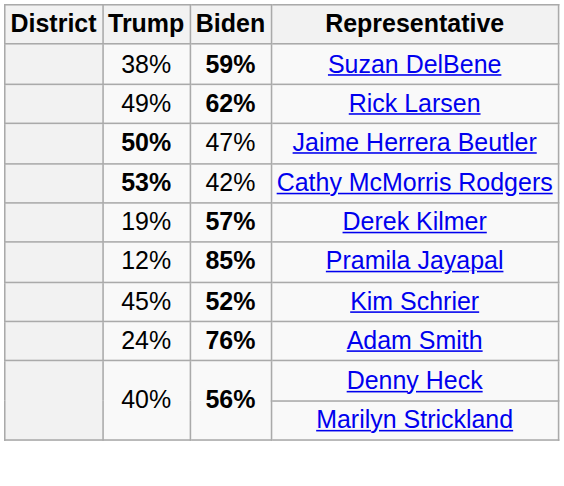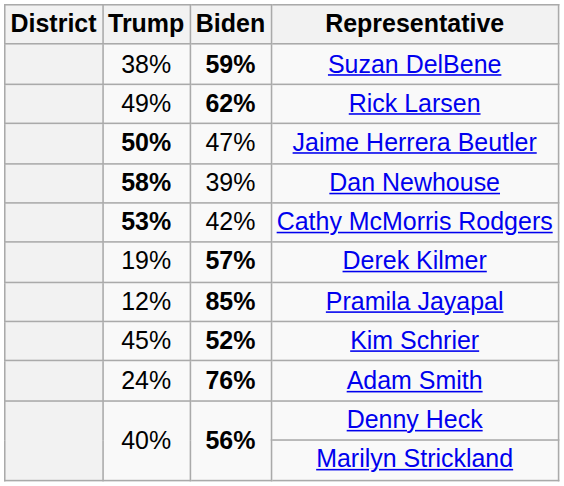+ row: (415, 182)
